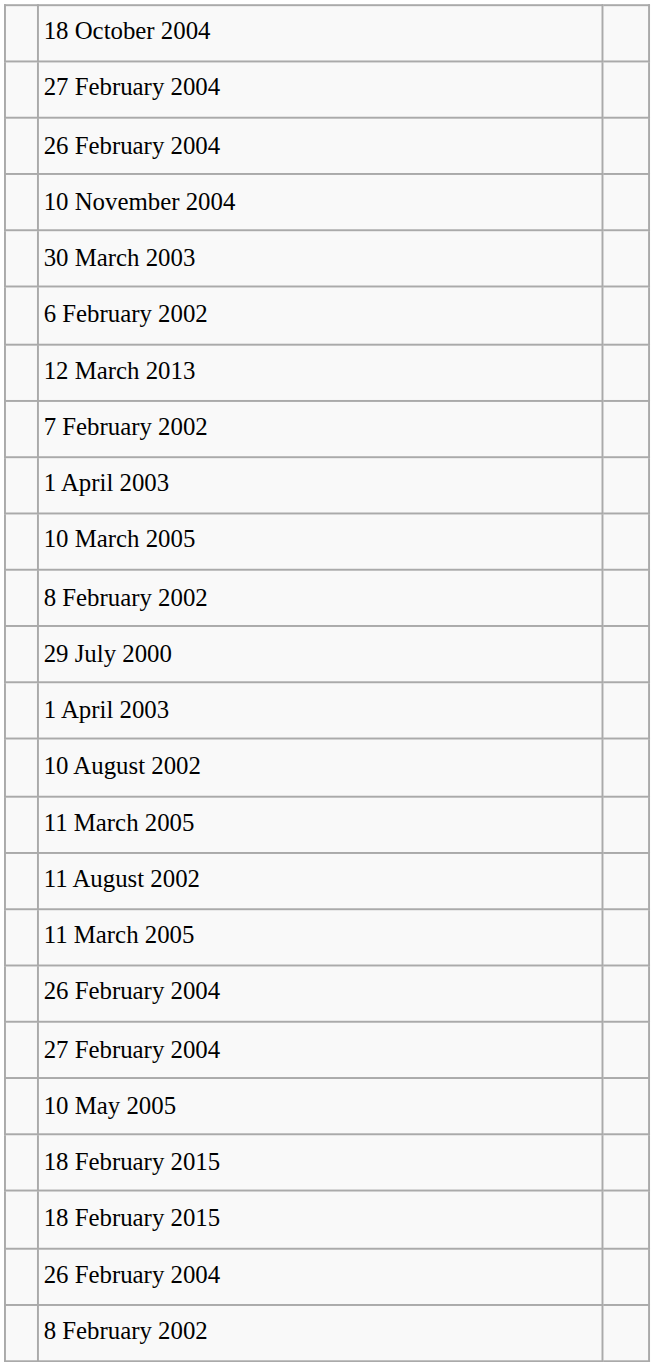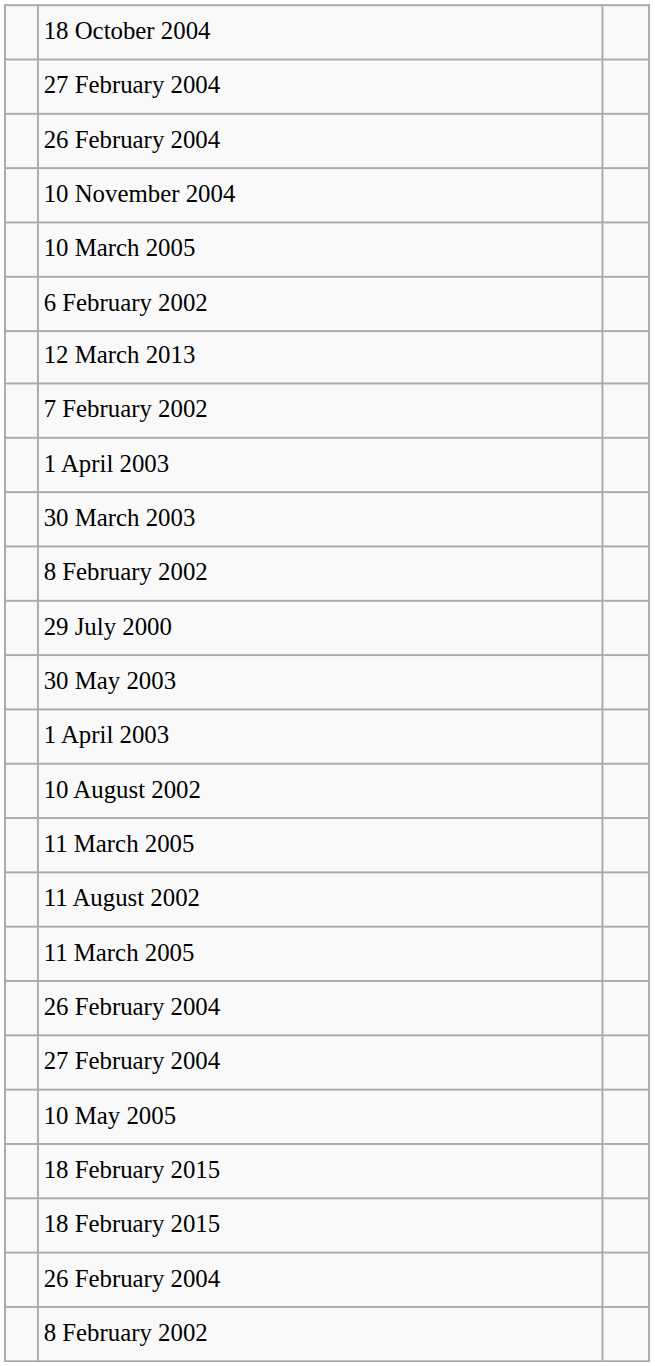rows swapped: (21, 542) <-> (21, 259)
+ row: (21, 683)
